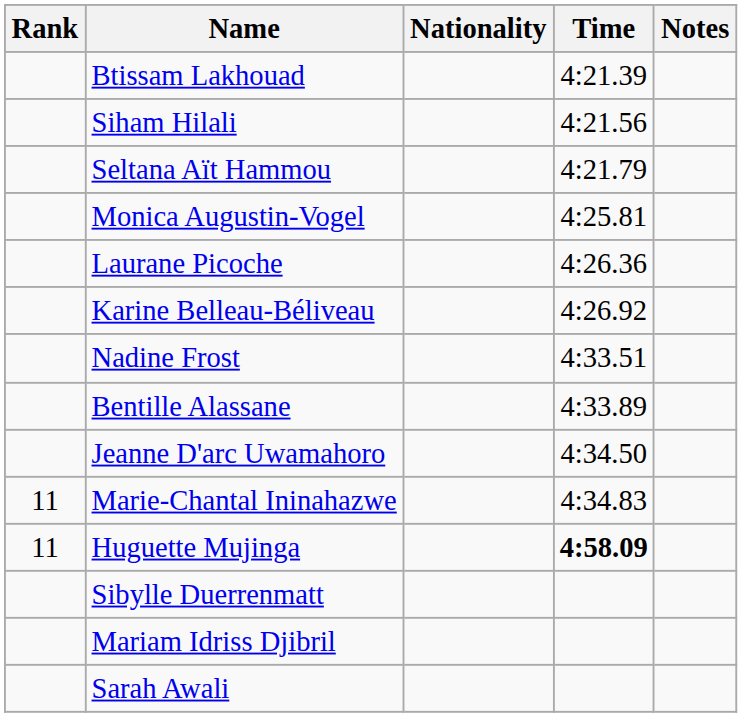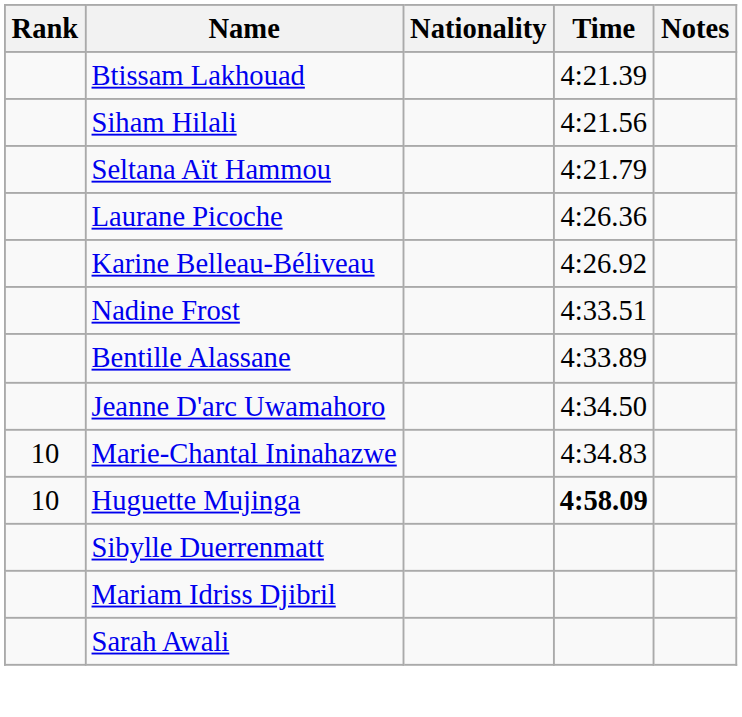- row: (228, 216)
(45, 499) 11 -> (45, 452) 10
(45, 546) 11 -> (45, 499) 10
